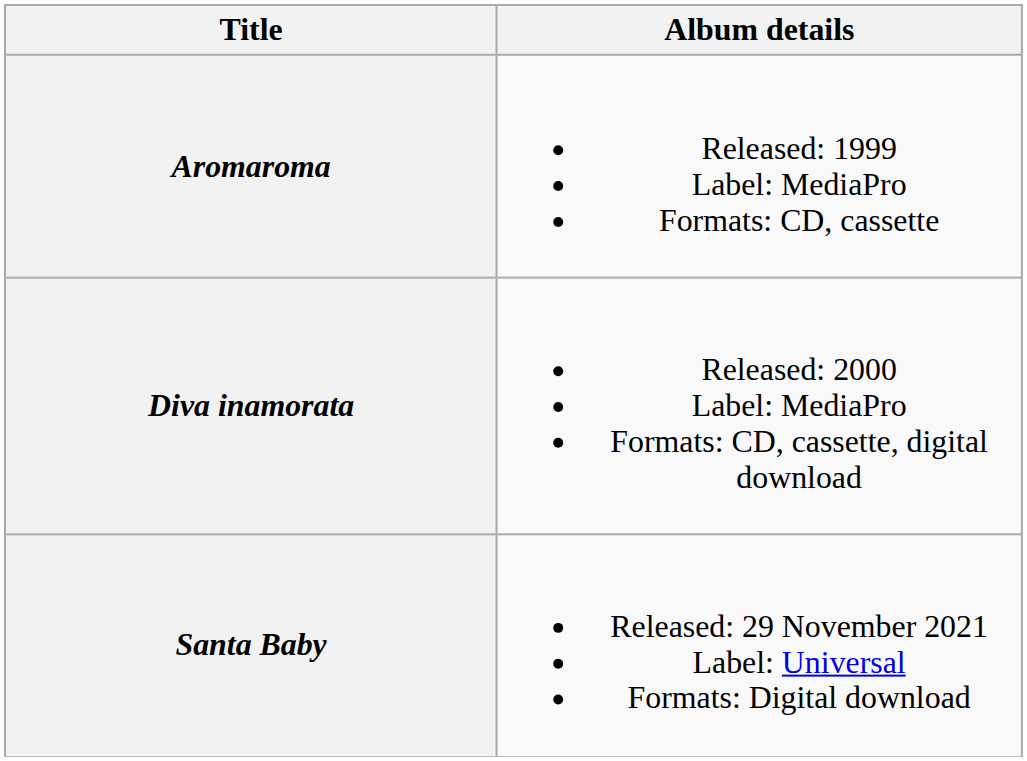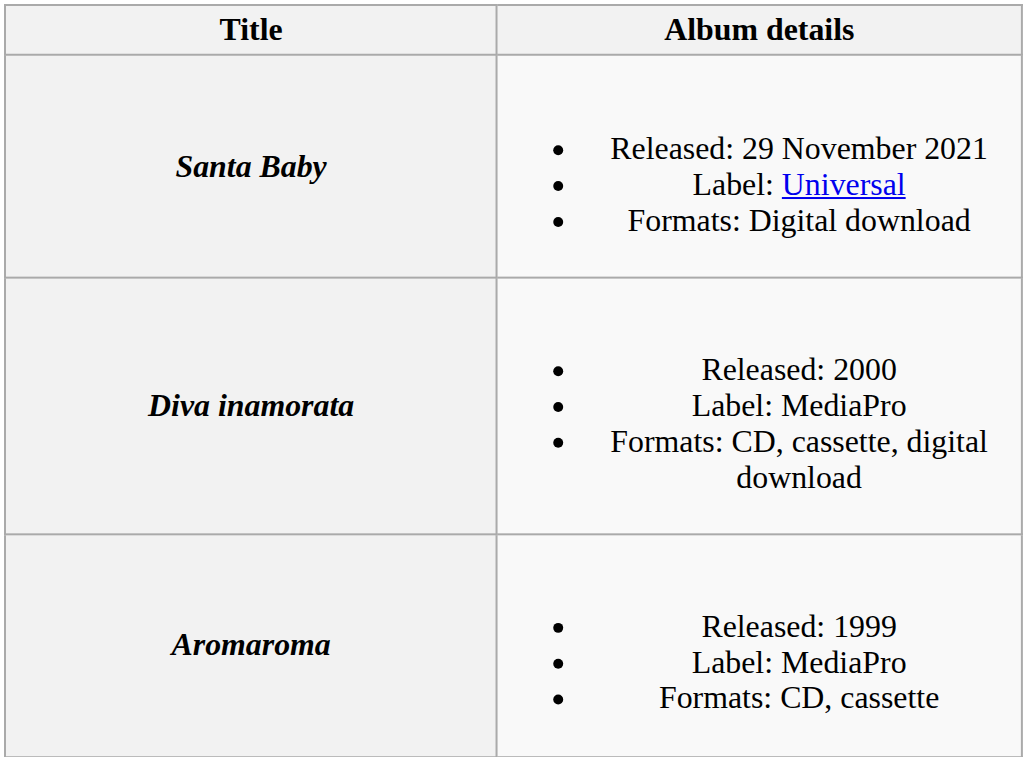rows swapped: (251, 165) <-> (251, 644)
